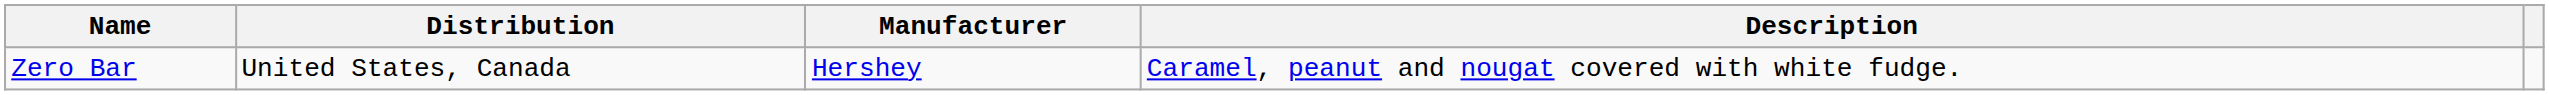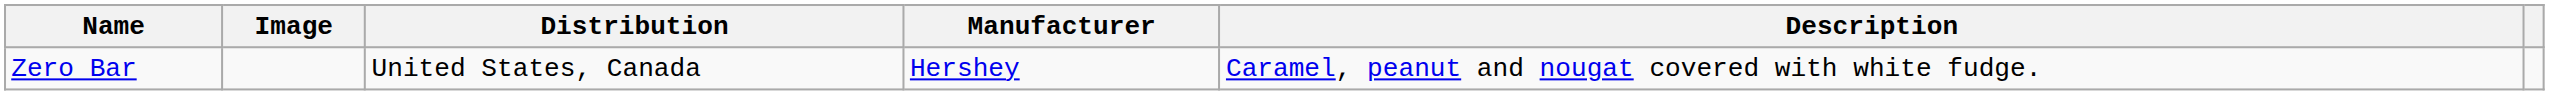+ column: (294, 26)
